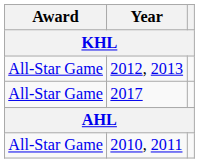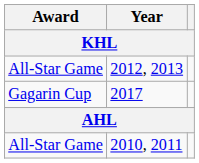(56, 94) All-Star Game -> (50, 94) Gagarin Cup
